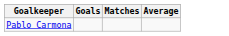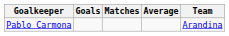+ column: (202, 11)
